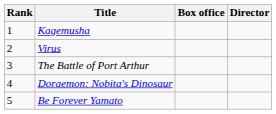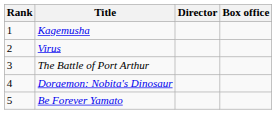columns swapped: (249, 13) <-> (201, 13)
